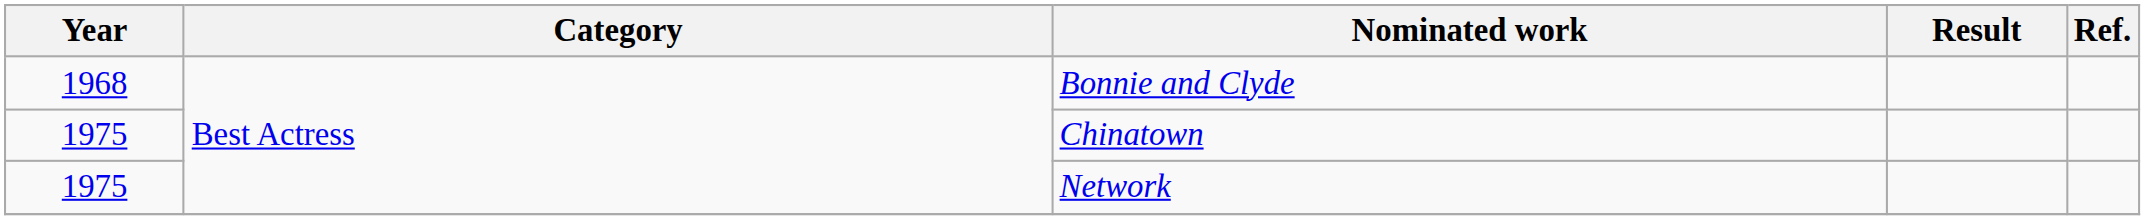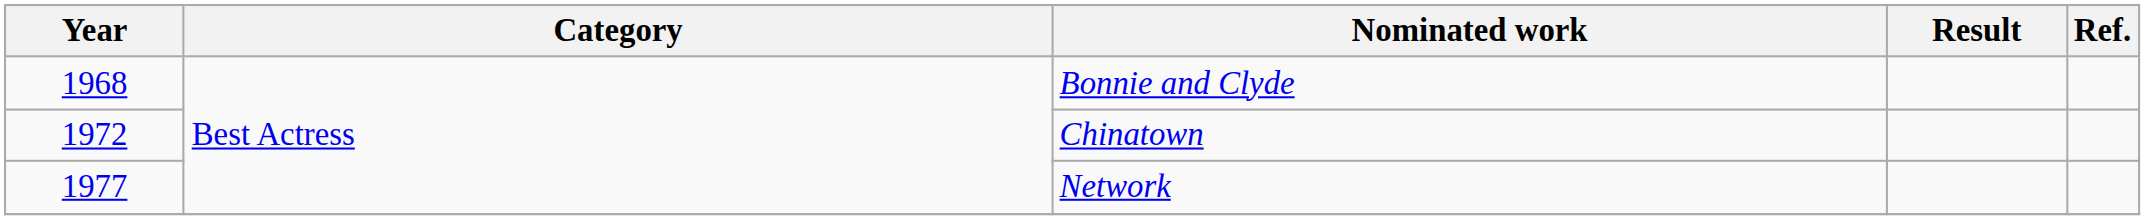(95, 134) 1975 -> (95, 134) 1972
(95, 186) 1975 -> (95, 186) 1977
